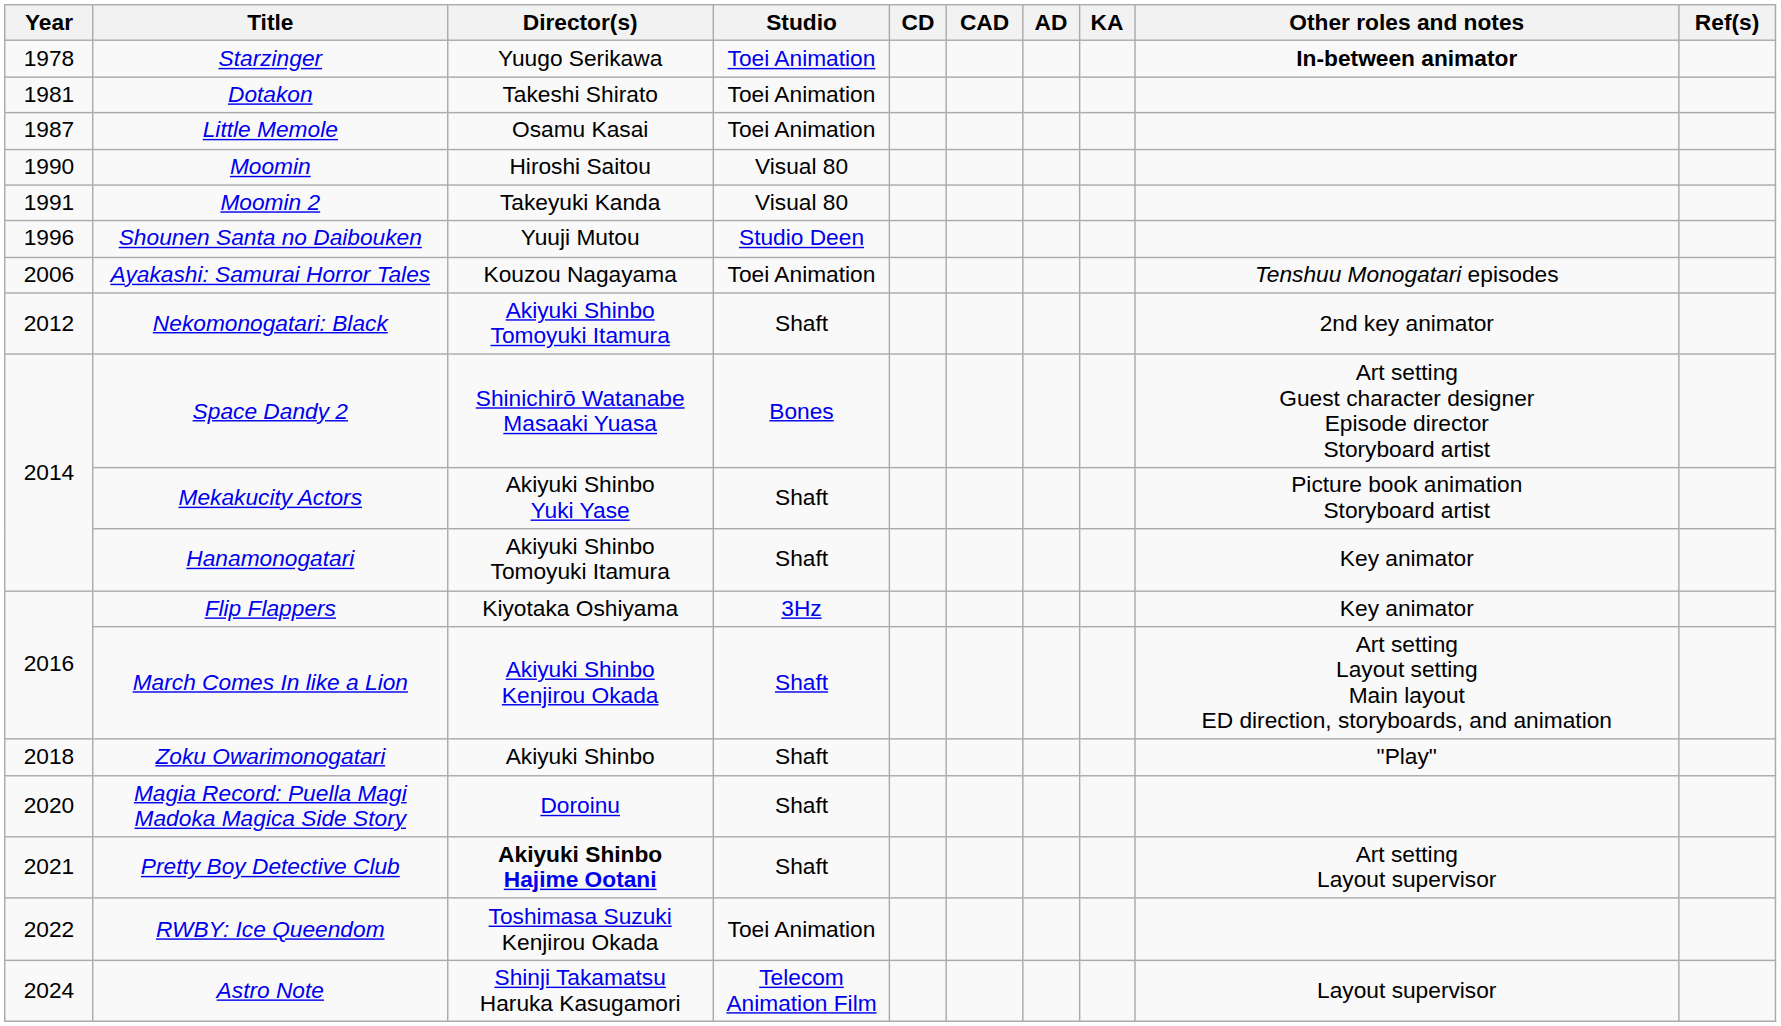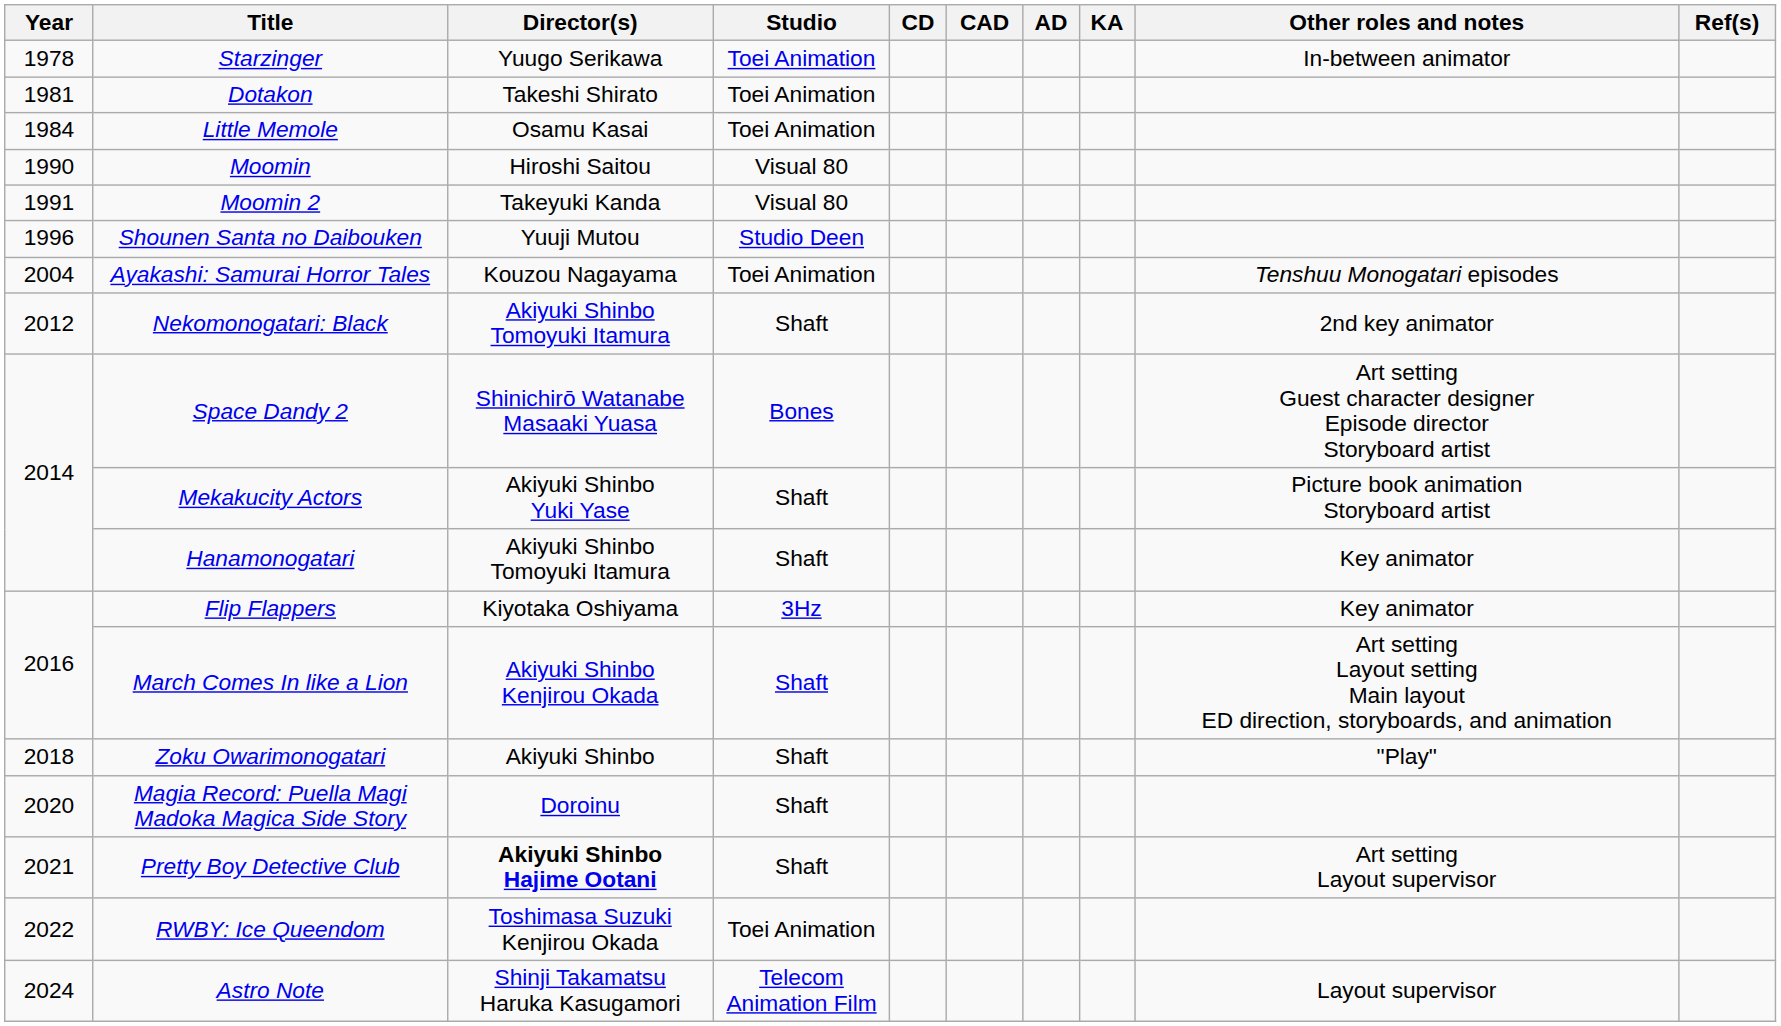(1407, 58) bold -> (1407, 58) normal
(49, 130) 1987 -> (49, 130) 1984
(49, 274) 2006 -> (49, 274) 2004
